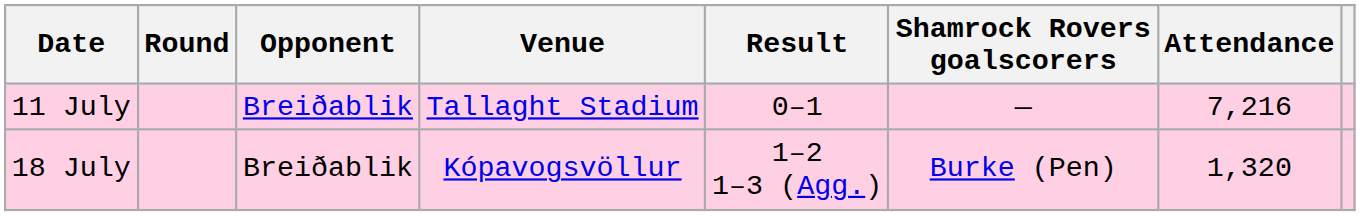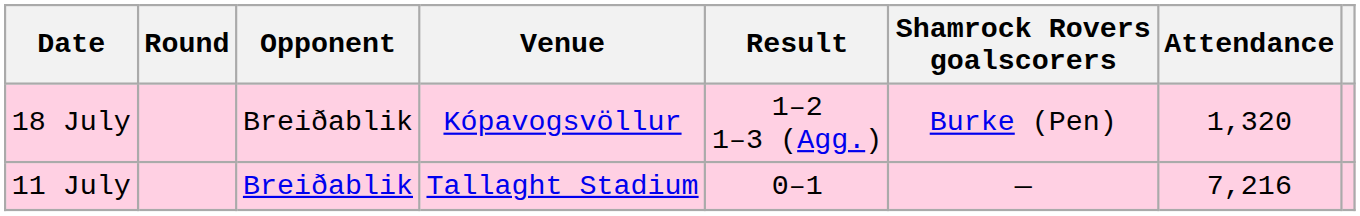rows swapped: (71, 107) <-> (71, 170)
